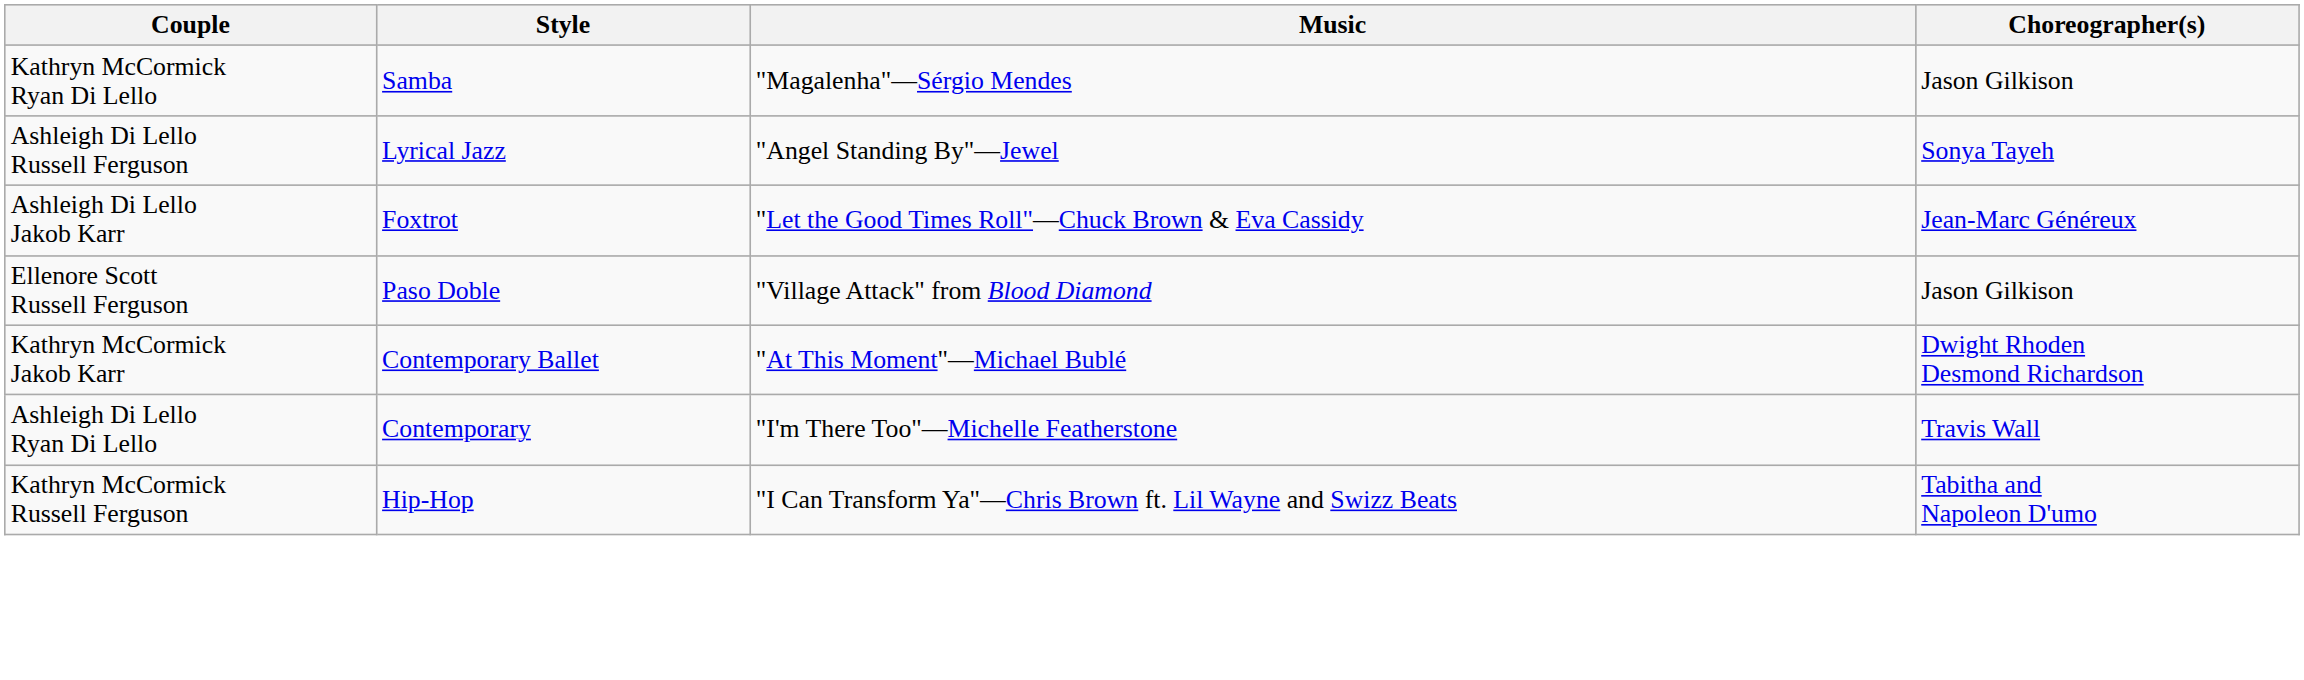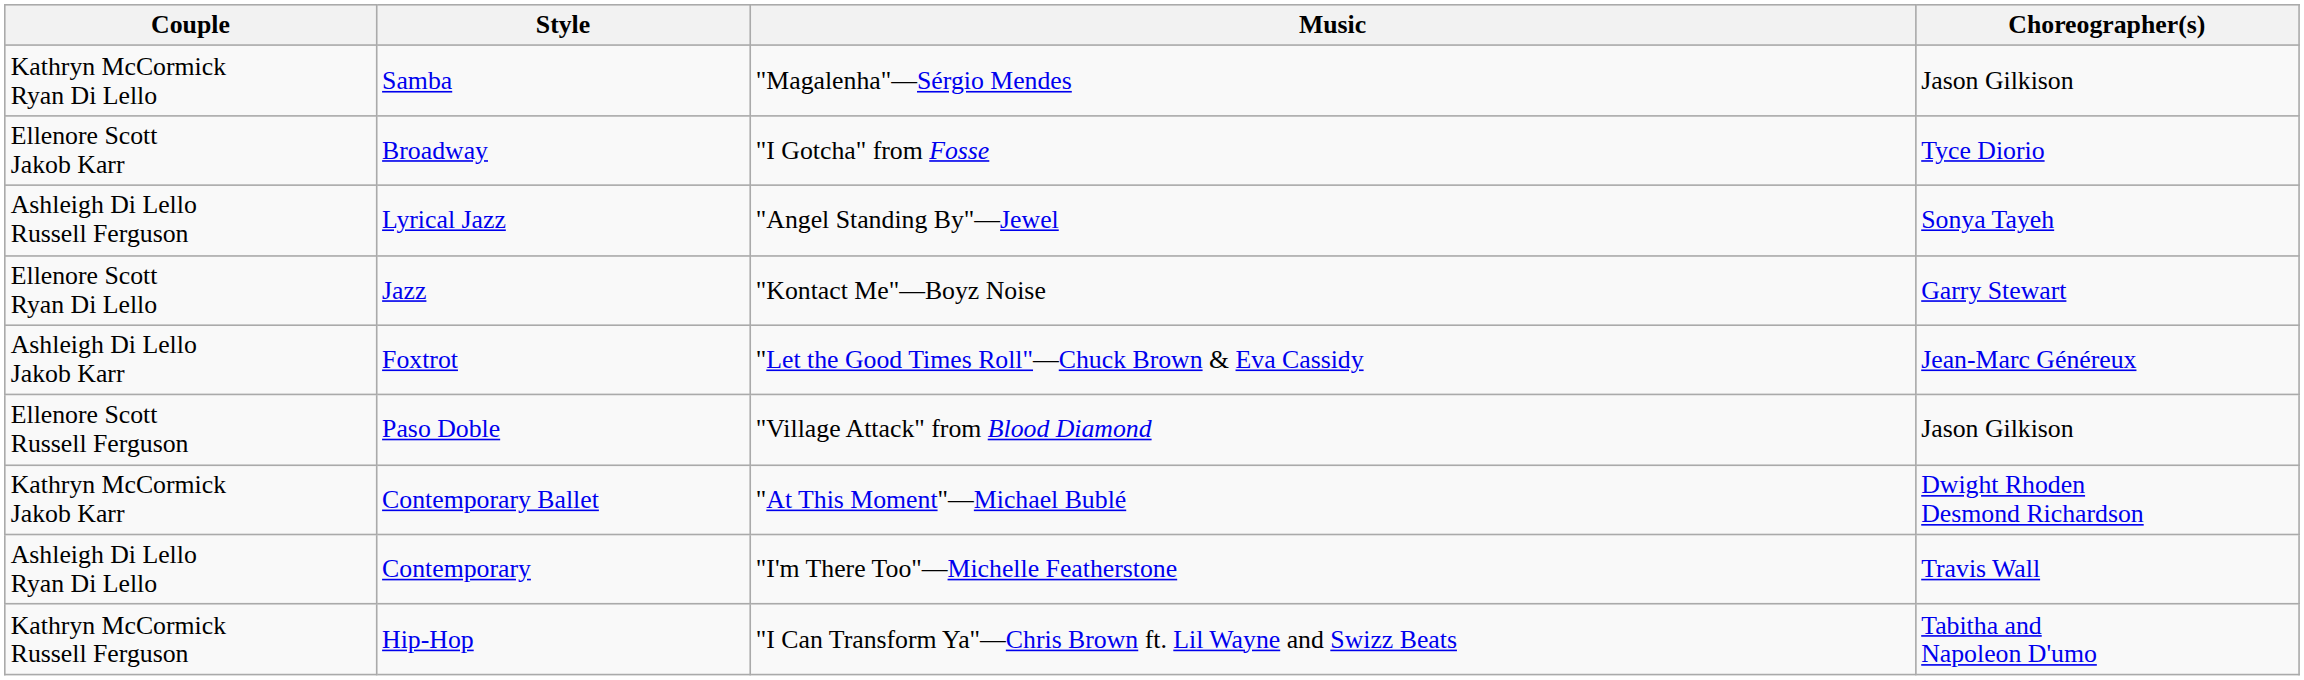+ row: (84, 150)
+ row: (84, 289)
